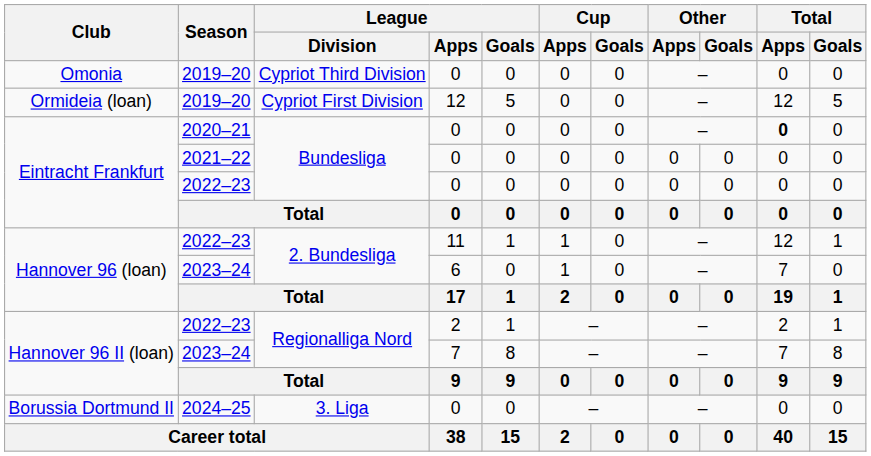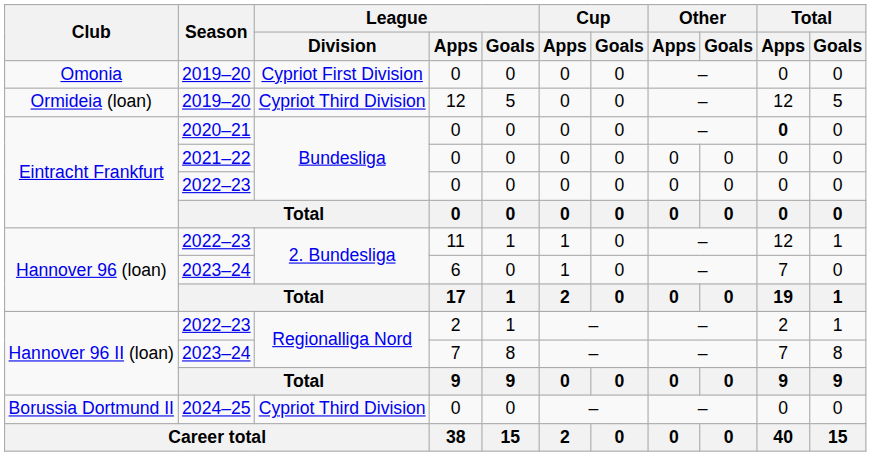(342, 74) Cypriot Third Division -> (342, 74) Cypriot First Division
(342, 102) Cypriot First Division -> (342, 102) Cypriot Third Division
(342, 409) 3. Liga -> (342, 409) Cypriot Third Division
